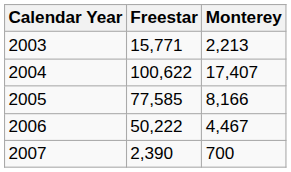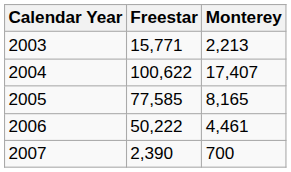(227, 99) 8,166 -> (227, 99) 8,165
(227, 126) 4,467 -> (227, 126) 4,461
